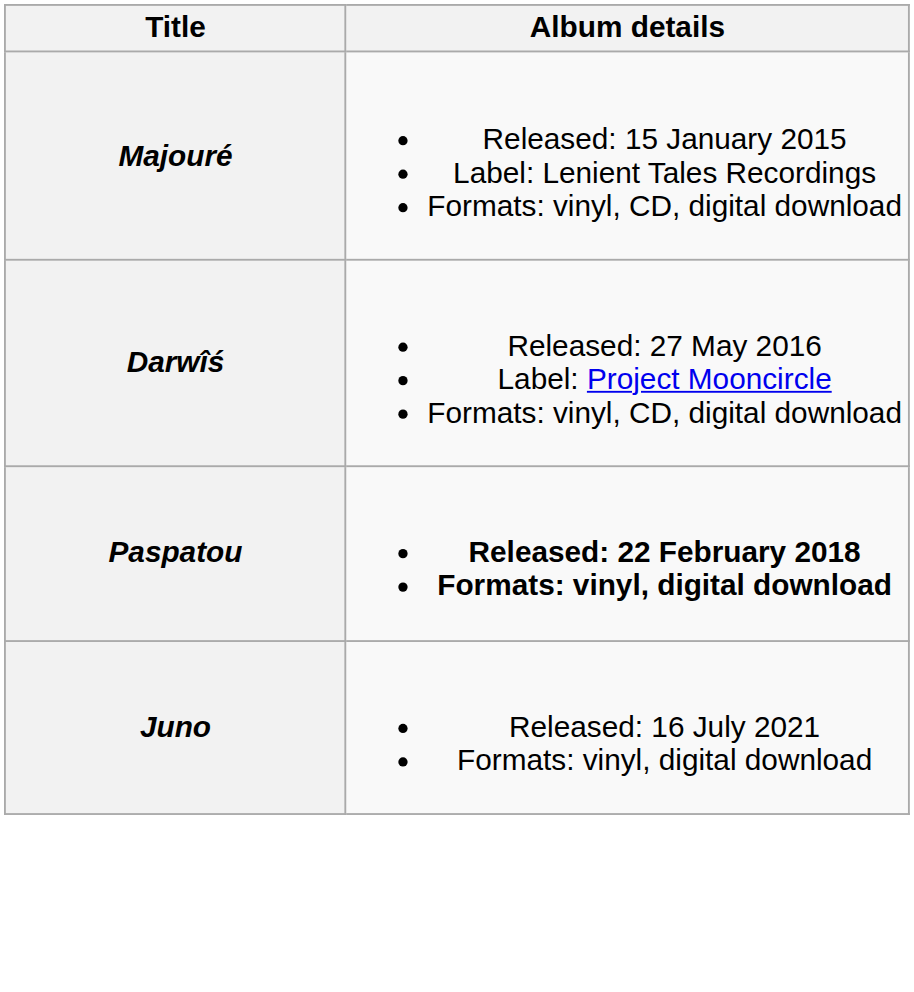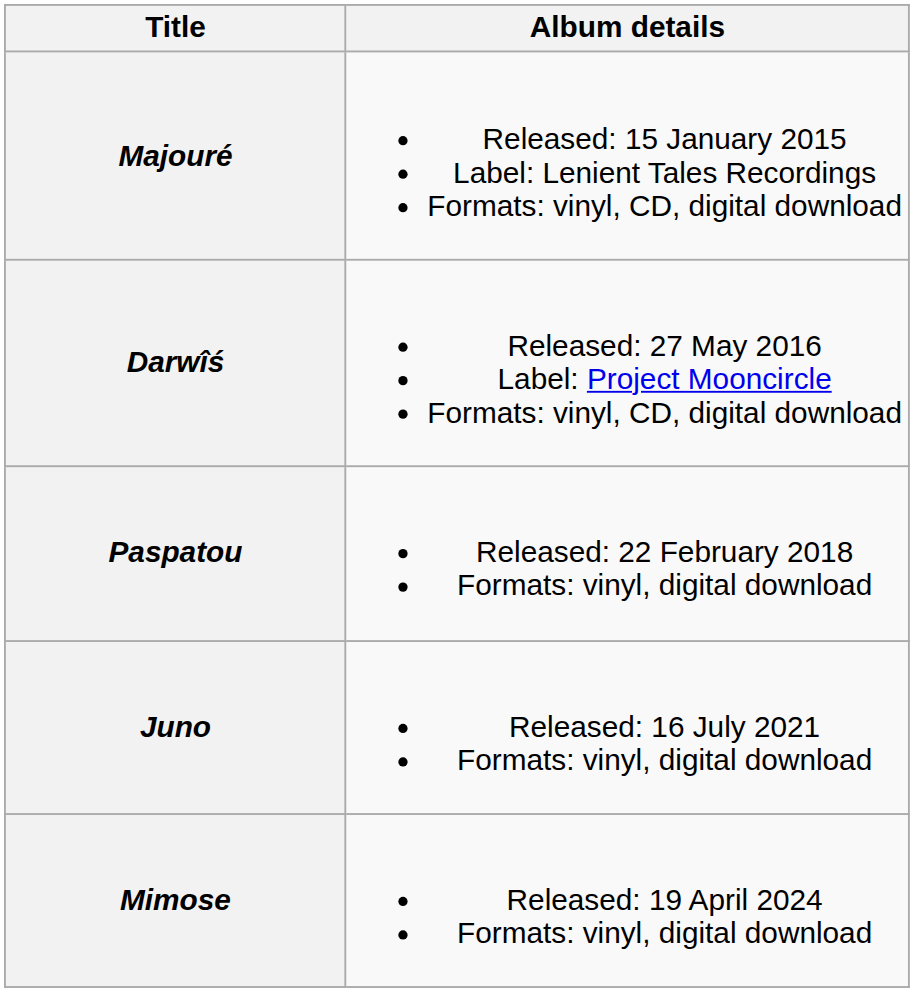(627, 570) bold -> (627, 570) normal
+ row: (175, 900)
